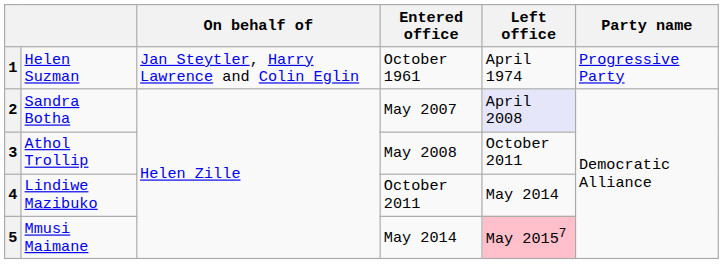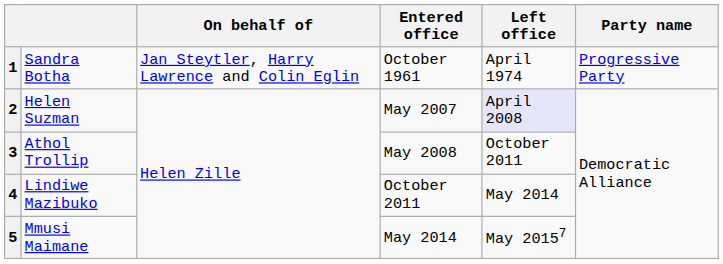(52, 68) Helen Suzman -> (52, 68) Sandra Botha
(52, 110) Sandra Botha -> (52, 110) Helen Suzman
(526, 237) pink background -> (526, 237) no background
